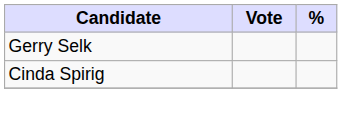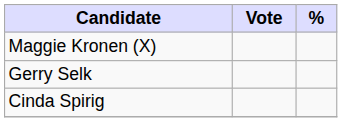+ row: (82, 46)
